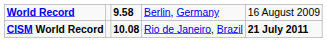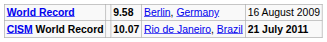(126, 29) 10.08 -> (126, 29) 10.07
